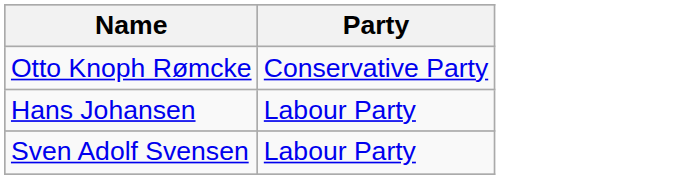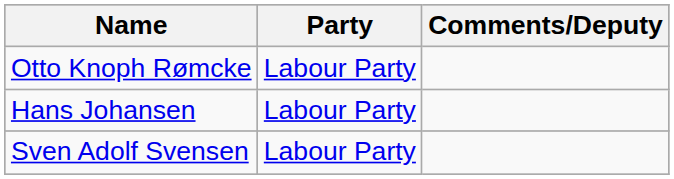+ column: (545, 25)
(376, 67) Conservative Party -> (340, 67) Labour Party
